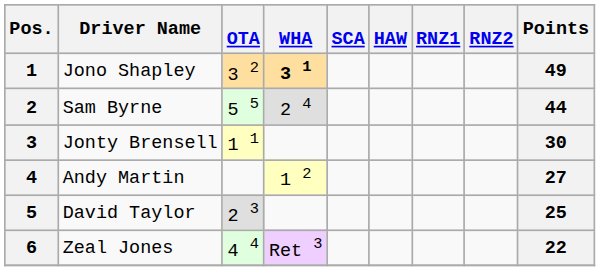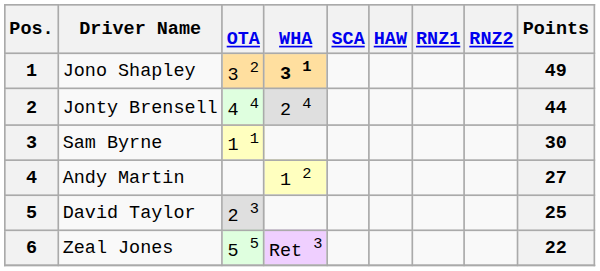(113, 107) Sam Byrne -> (140, 107) Jonty Brensell
(243, 107) 5 5 -> (243, 107) 4 4
(140, 142) Jonty Brensell -> (113, 142) Sam Byrne
(243, 248) 4 4 -> (243, 248) 5 5
